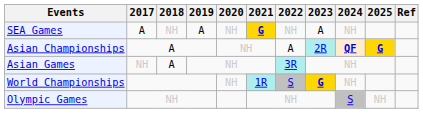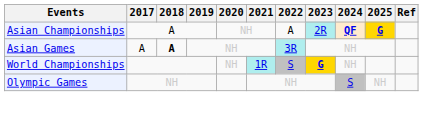- row: (35, 30)
(142, 65) NH -> (142, 47) A
(172, 65) normal -> (172, 47) bold
